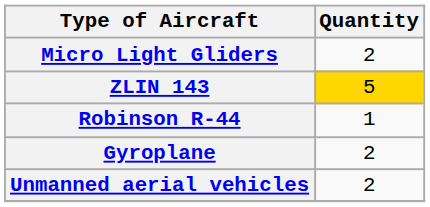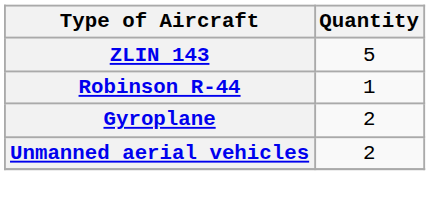- row: (160, 55)
(369, 88) gold background -> (369, 55) no background
